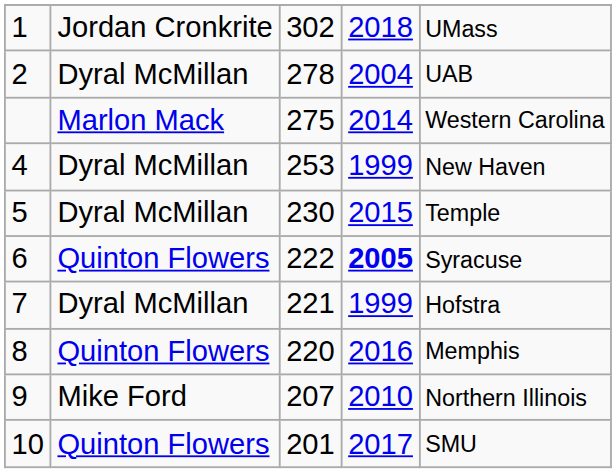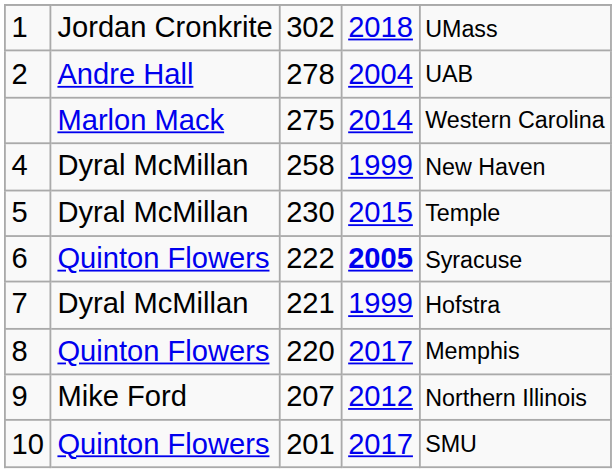(153, 73) Dyral McMillan -> (125, 73) Andre Hall
(310, 166) 253 -> (310, 166) 258
(381, 350) 2016 -> (381, 350) 2017
(381, 397) 2010 -> (381, 397) 2012
